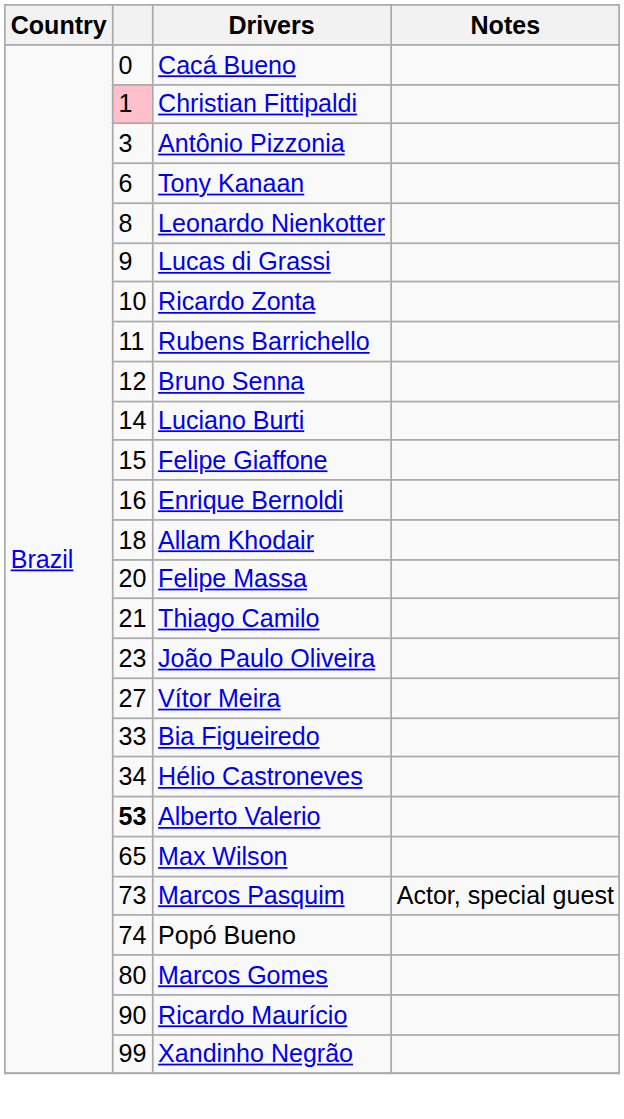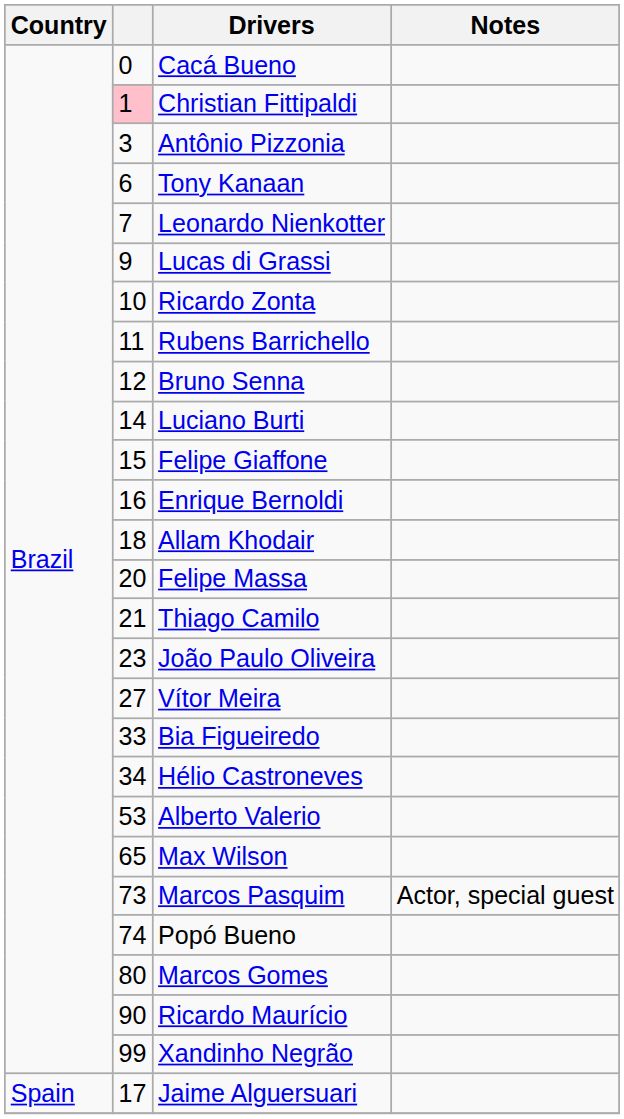(125, 223) 8 -> (125, 223) 7
(132, 817) bold -> (132, 817) normal
+ row: (258, 1094)
